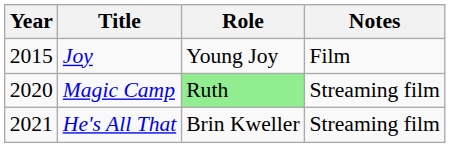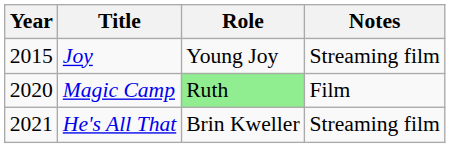(330, 55) Film -> (375, 55) Streaming film
(375, 90) Streaming film -> (330, 90) Film
